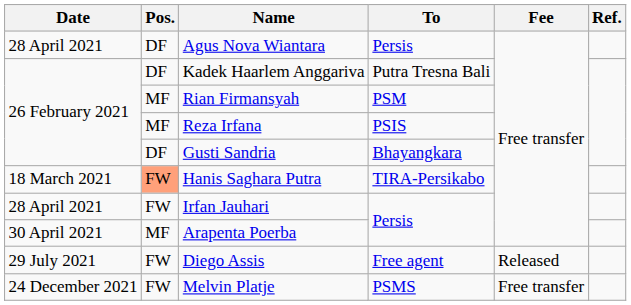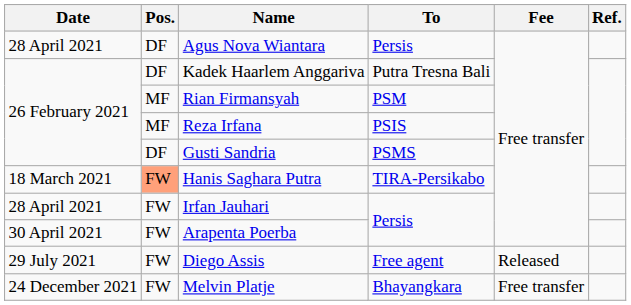(417, 152) Bhayangkara -> (394, 152) PSMS
(158, 233) MF -> (158, 233) FW
(394, 286) PSMS -> (417, 286) Bhayangkara
